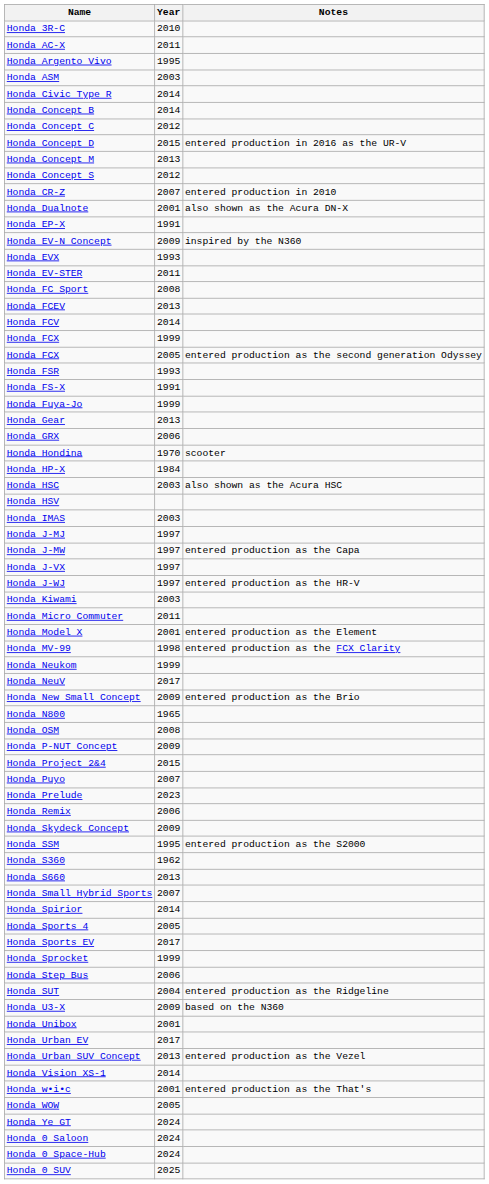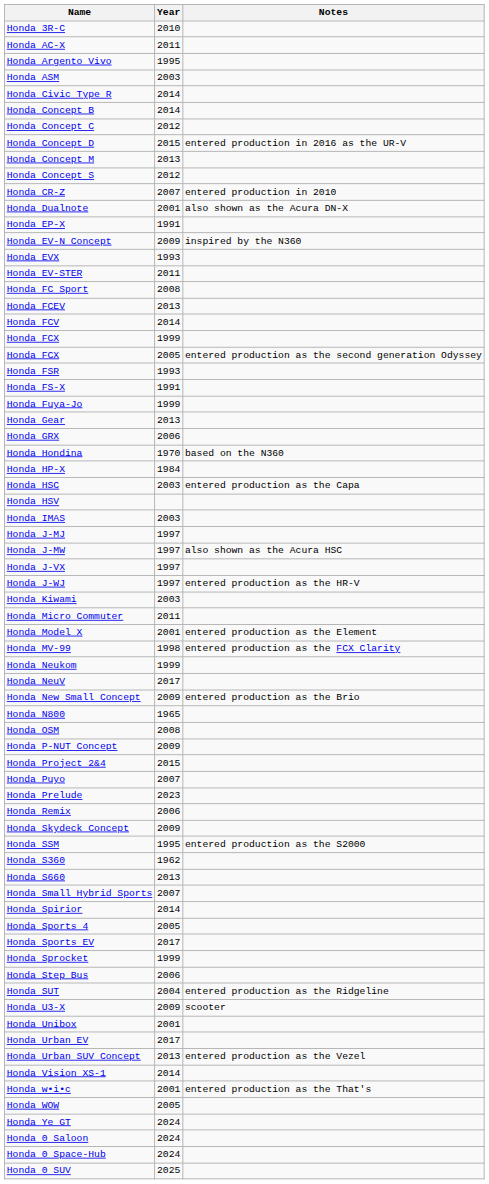(205, 453) scooter -> (234, 453) based on the N360
(264, 485) also shown as the Acura HSC -> (272, 485) entered production as the Capa
(272, 551) entered production as the Capa -> (264, 551) also shown as the Acura HSC
(234, 1007) based on the N360 -> (205, 1007) scooter
